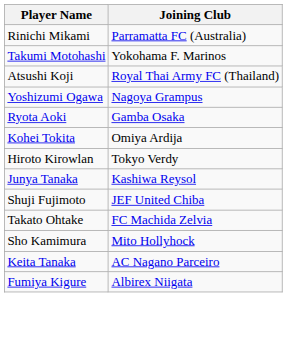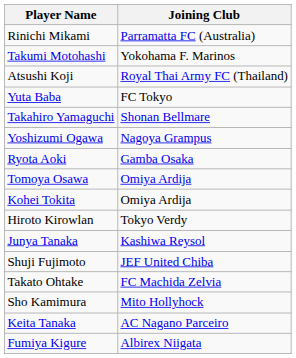+ row: (34, 96)
+ row: (61, 117)
+ row: (48, 179)
